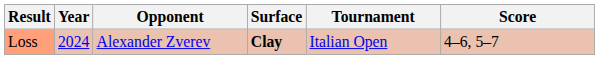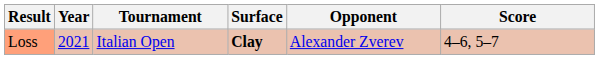columns swapped: (373, 16) <-> (170, 16)
(74, 41) 2024 -> (74, 41) 2021
